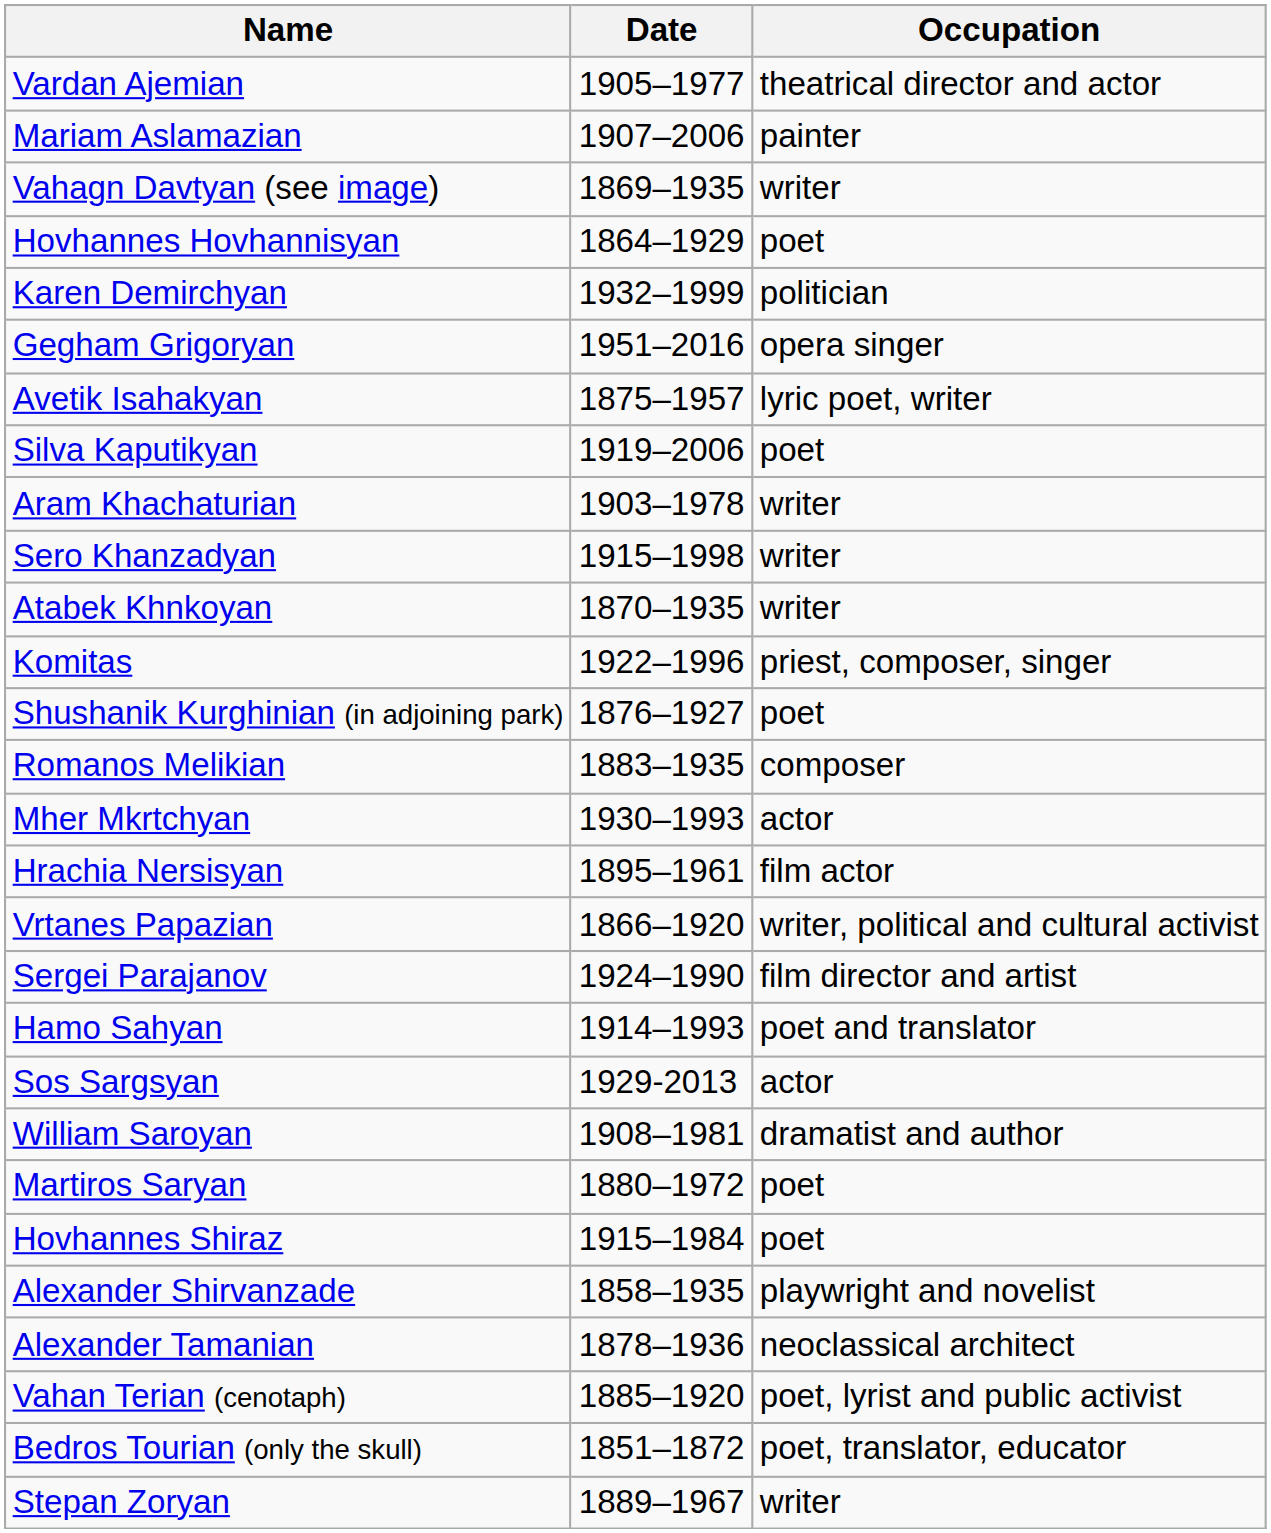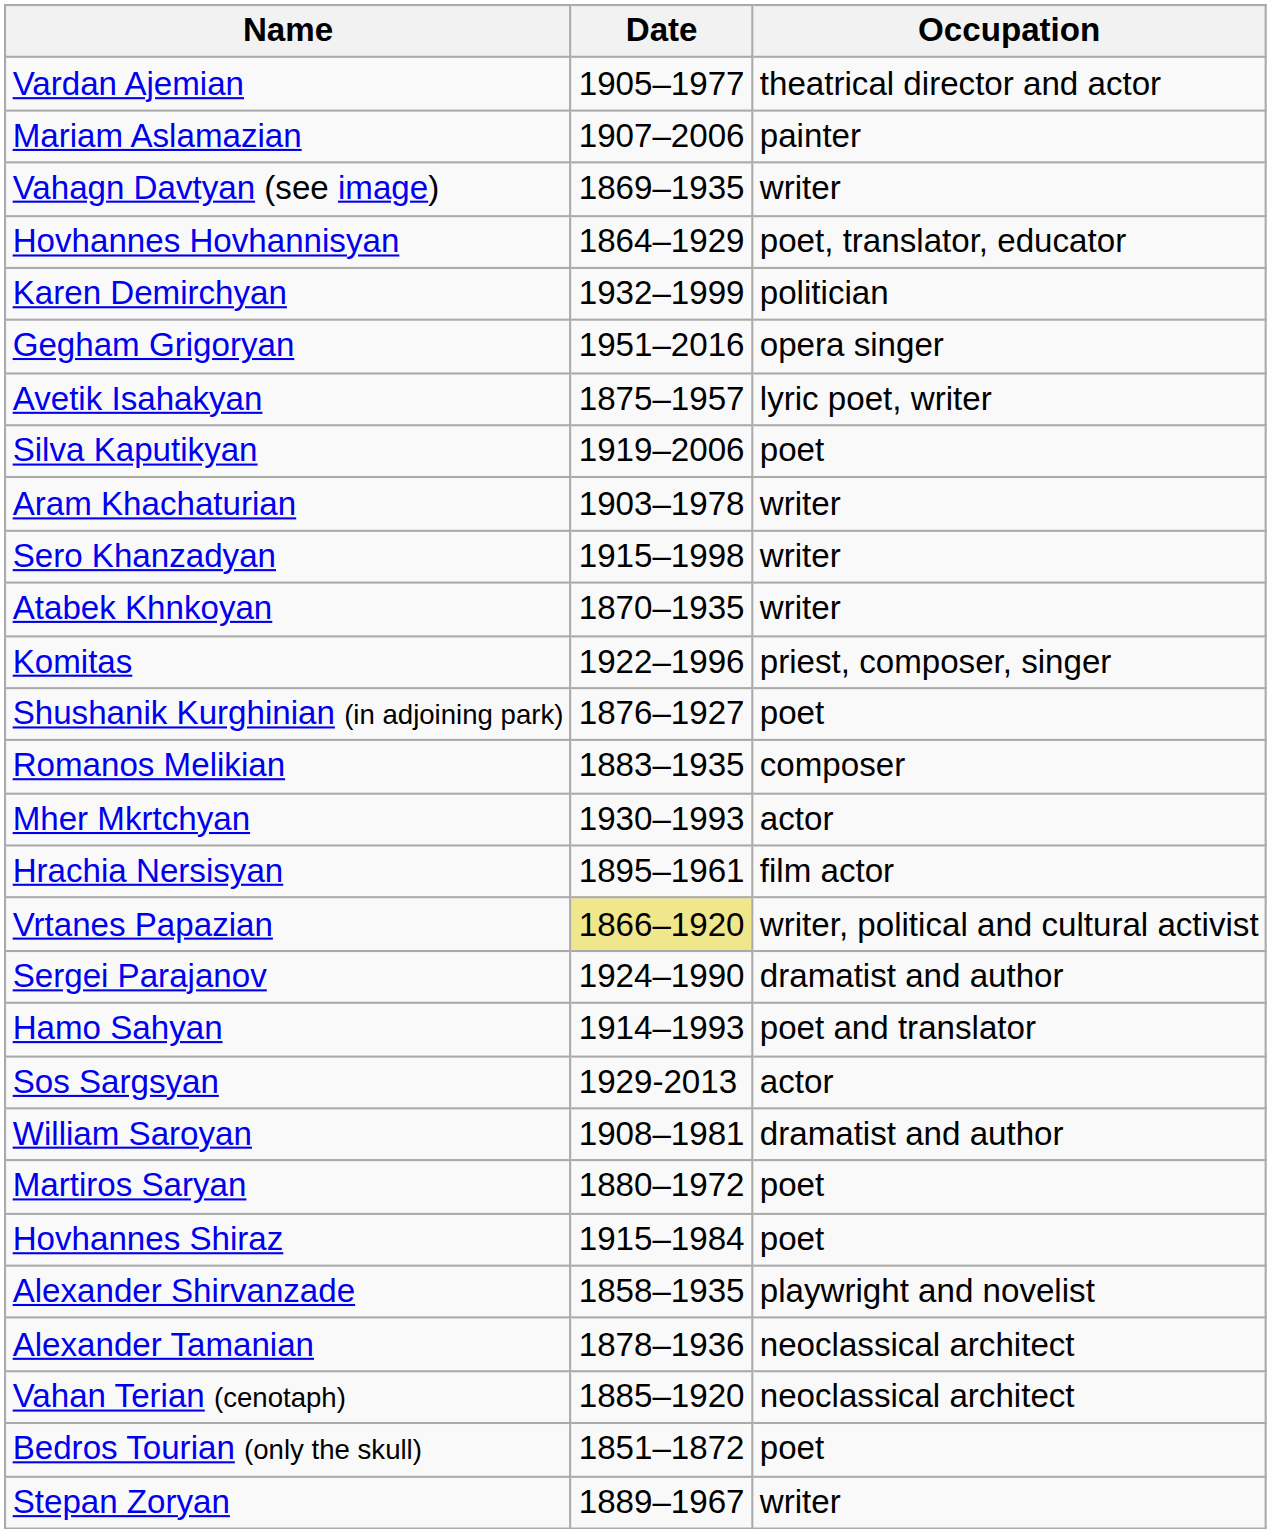(792, 240) poet -> (943, 240) poet, translator, educator
(662, 923) no background -> (662, 923) khaki background
(918, 976) film director and artist -> (912, 976) dramatist and author
(971, 1396) poet, lyrist and public activist -> (917, 1396) neoclassical architect
(943, 1448) poet, translator, educator -> (792, 1448) poet
